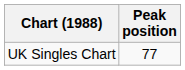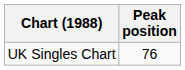(150, 53) 77 -> (150, 53) 76
